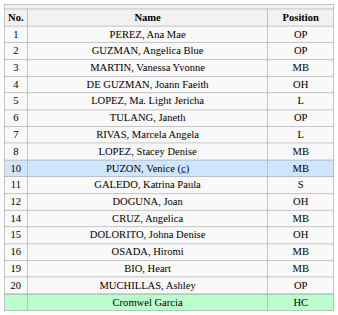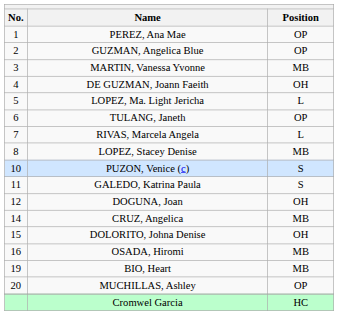(301, 168) MB -> (301, 168) S
